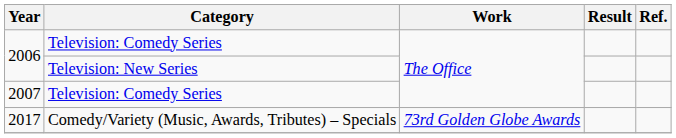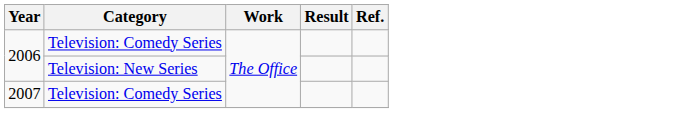- row: (24, 119)
